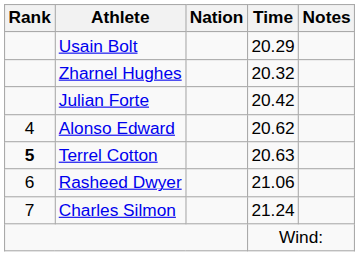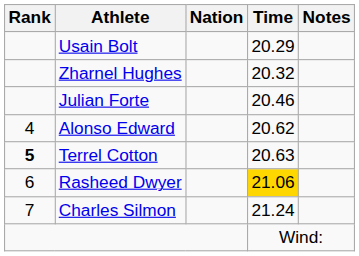(273, 100) 20.42 -> (273, 100) 20.46
(273, 182) no background -> (273, 182) gold background
